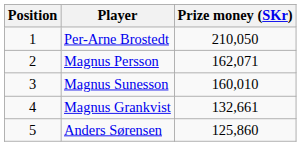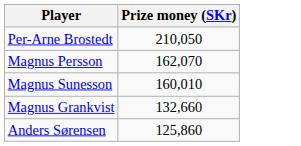- column: (33, 15)
(235, 61) 162,071 -> (179, 61) 162,070
(235, 107) 132,661 -> (179, 107) 132,660
